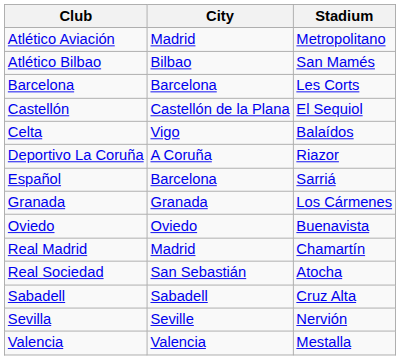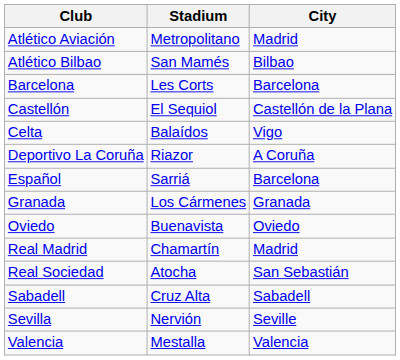columns swapped: (220, 16) <-> (344, 16)
